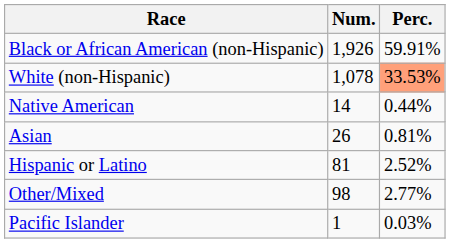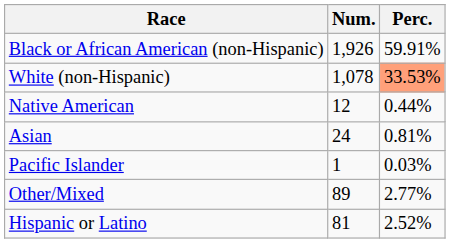(341, 106) 14 -> (341, 106) 12
(341, 135) 26 -> (341, 135) 24
rows swapped: (66, 223) <-> (78, 164)
(341, 194) 98 -> (341, 194) 89
